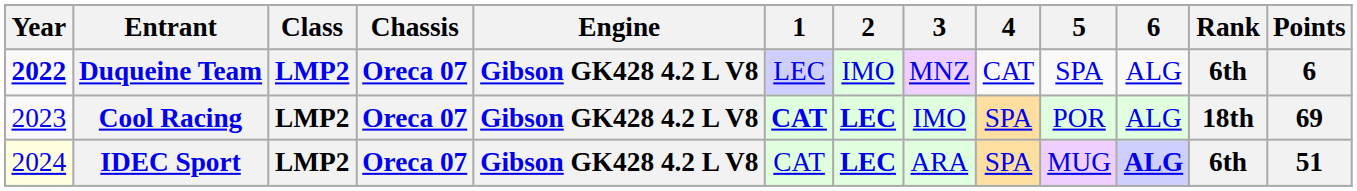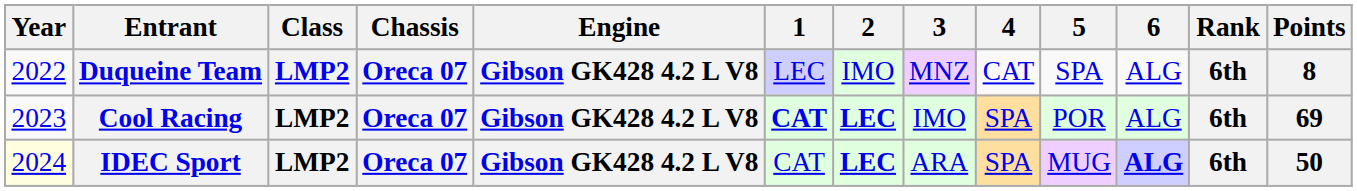(39, 71) bold -> (39, 71) normal
(1309, 71) 6 -> (1309, 71) 8
(1228, 116) 18th -> (1228, 116) 6th
(1309, 161) 51 -> (1309, 161) 50
